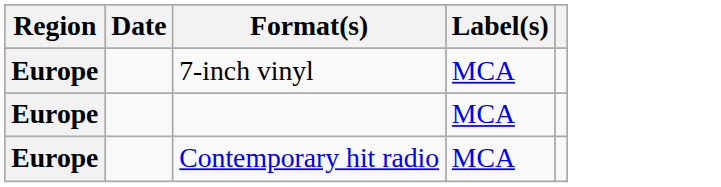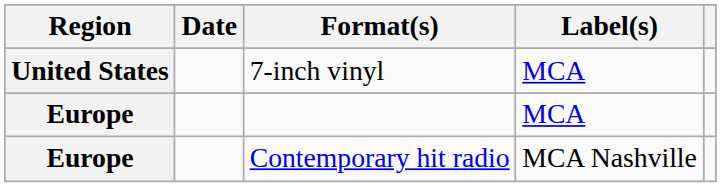(55, 70) Europe -> (90, 70) United States
(483, 158) MCA -> (610, 158) MCA Nashville
